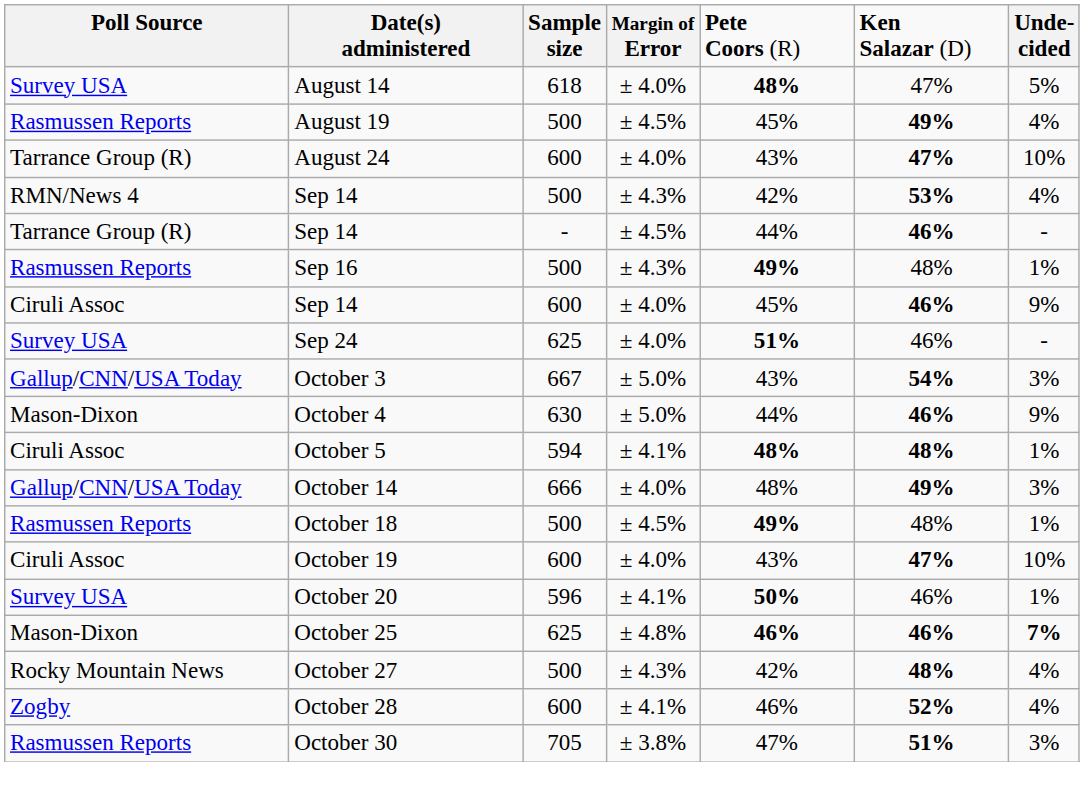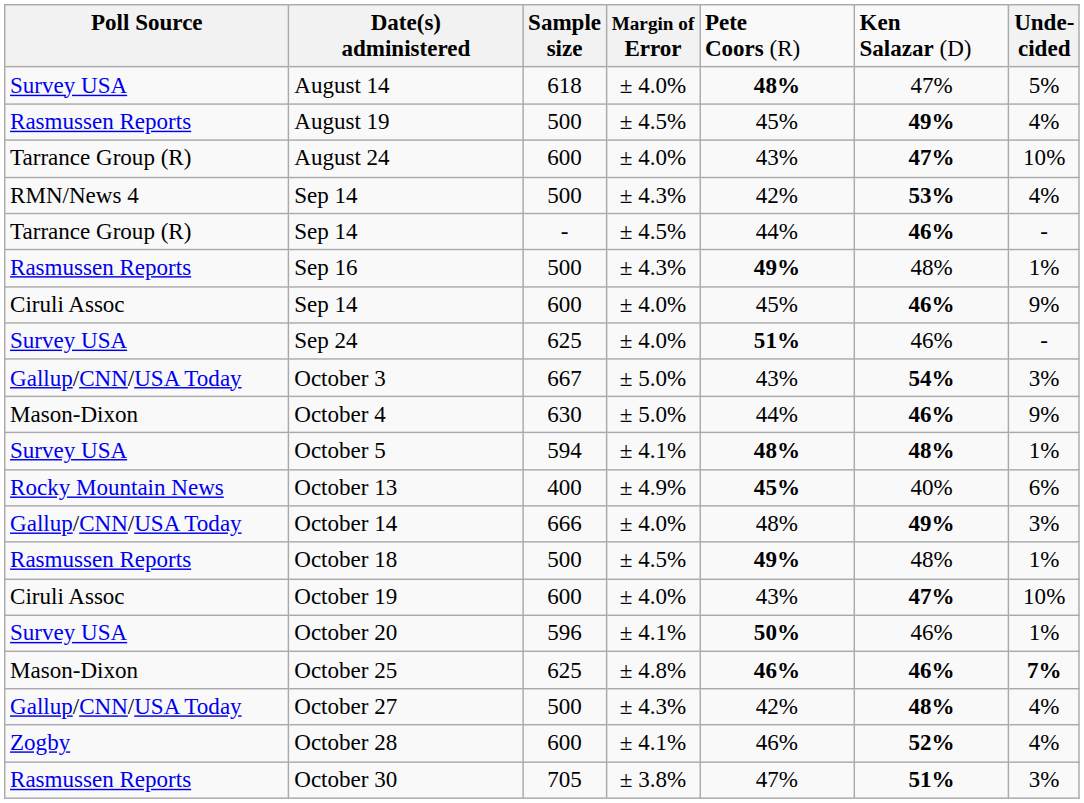(67, 450) Ciruli Assoc -> (69, 450) Survey USA
+ row: (346, 487)
(117, 669) Rocky Mountain News -> (126, 706) Gallup/CNN/USA Today
